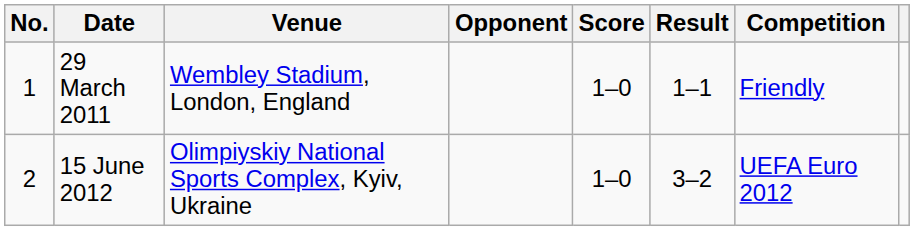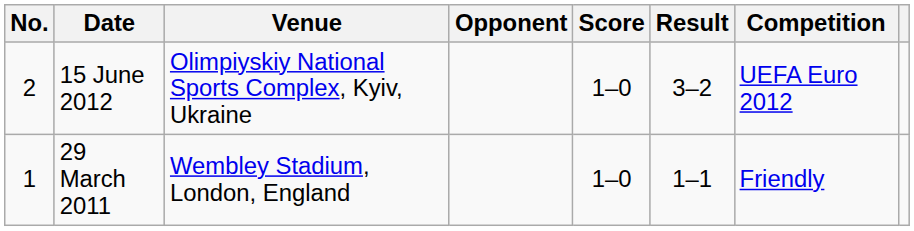rows swapped: (93, 88) <-> (102, 179)
